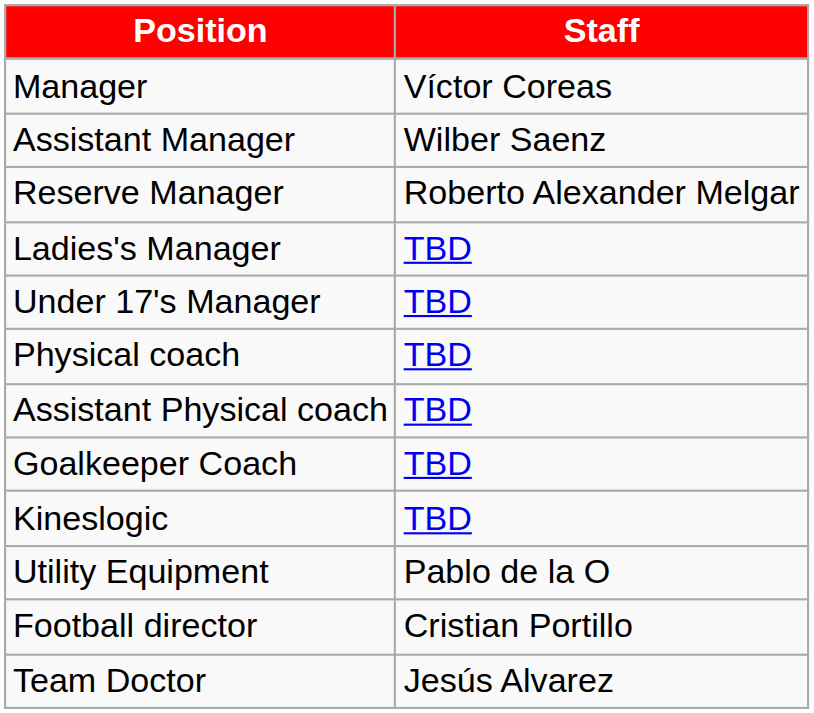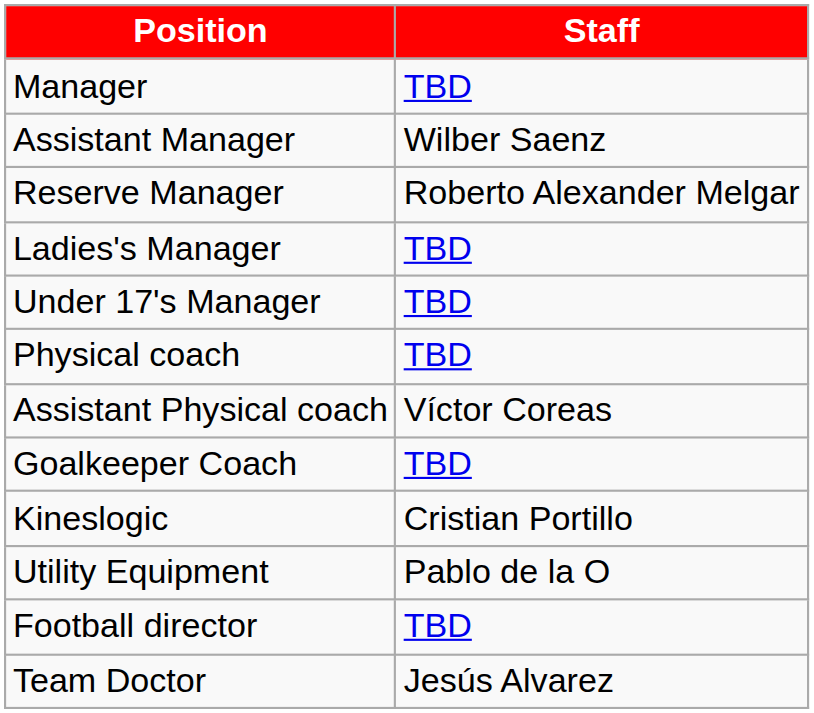(508, 85) Víctor Coreas -> (438, 85) TBD
(438, 409) TBD -> (508, 409) Víctor Coreas
(438, 517) TBD -> (518, 517) Cristian Portillo
(518, 626) Cristian Portillo -> (438, 626) TBD
